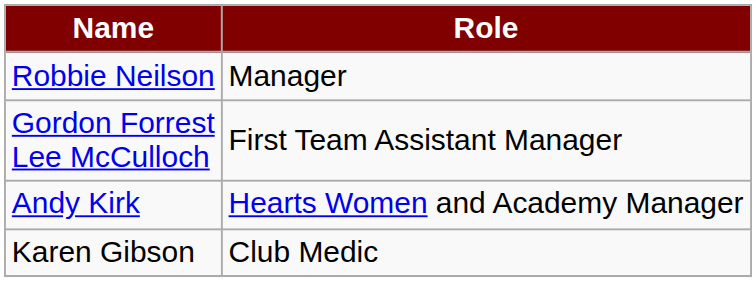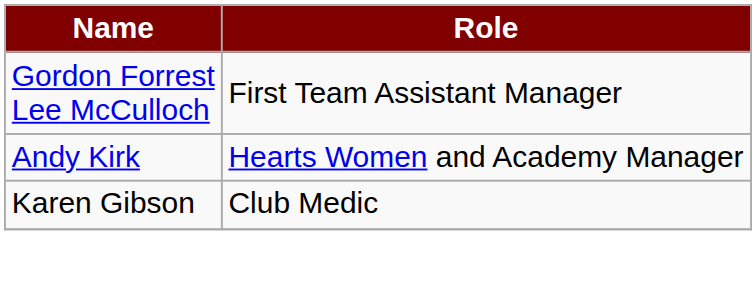- row: (113, 75)
